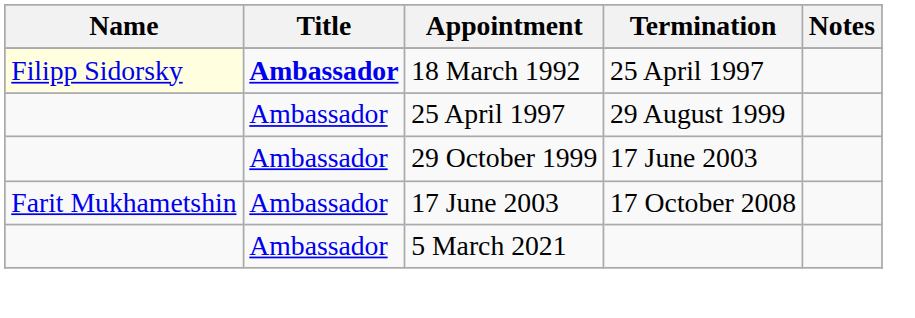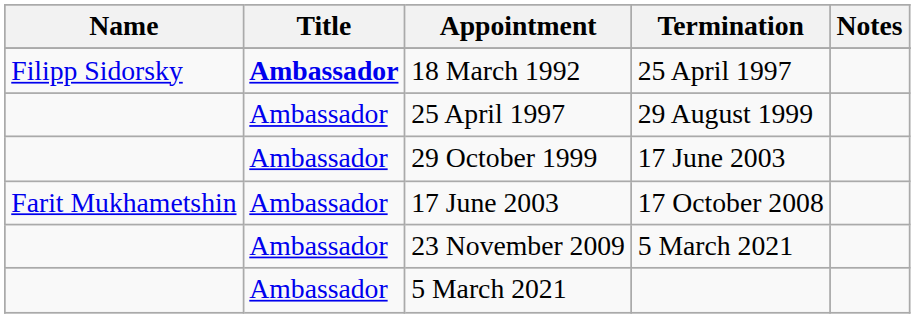(97, 70) lightyellow background -> (97, 70) no background
+ row: (518, 245)
